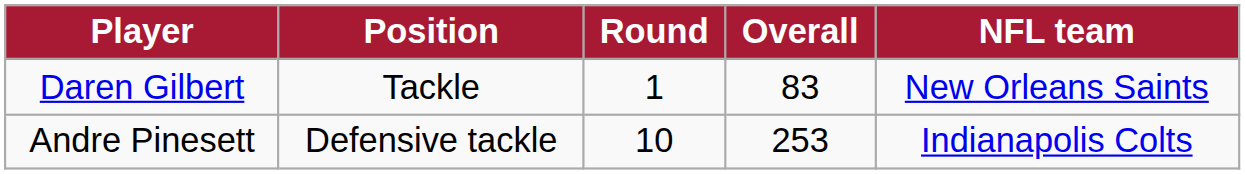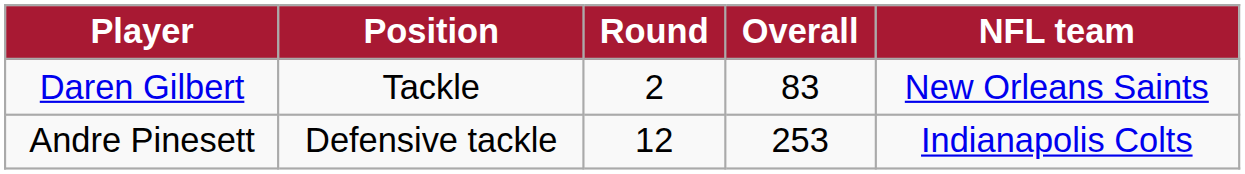(654, 86) 1 -> (654, 86) 2
(654, 140) 10 -> (654, 140) 12
